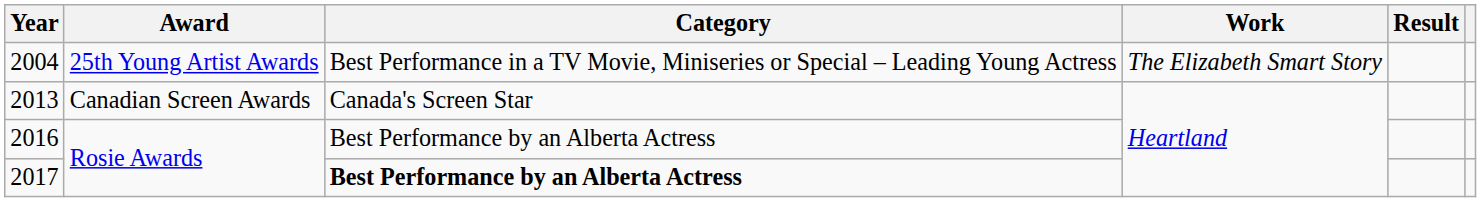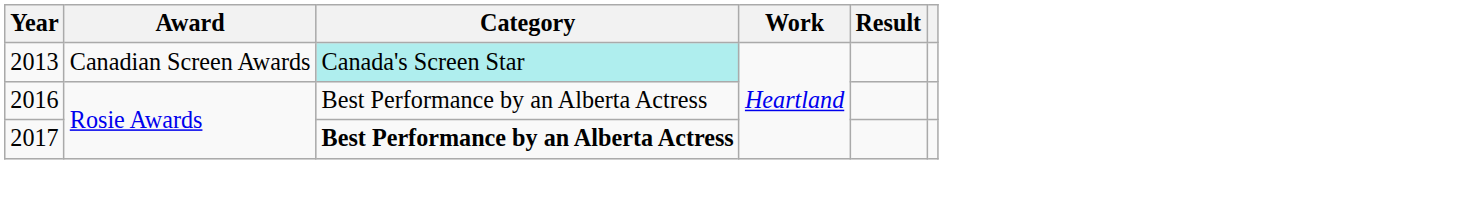- row: (34, 61)
(431, 100) no background -> (423, 61) paleturquoise background
